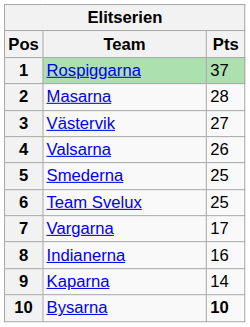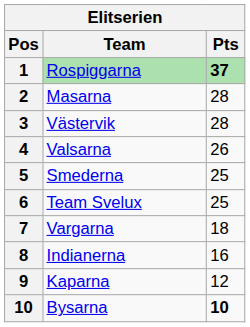(219, 70) normal -> (219, 70) bold
(219, 123) 27 -> (219, 123) 28
(219, 228) 17 -> (219, 228) 18
(219, 281) 14 -> (219, 281) 12
